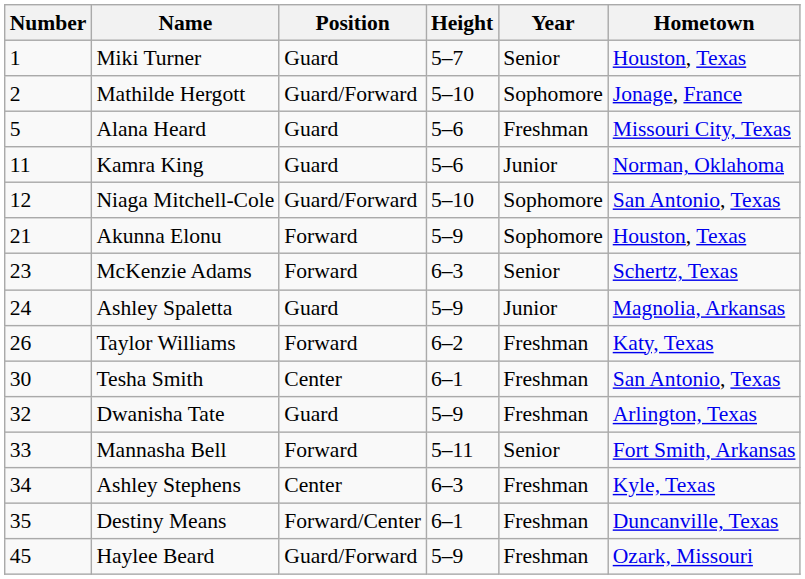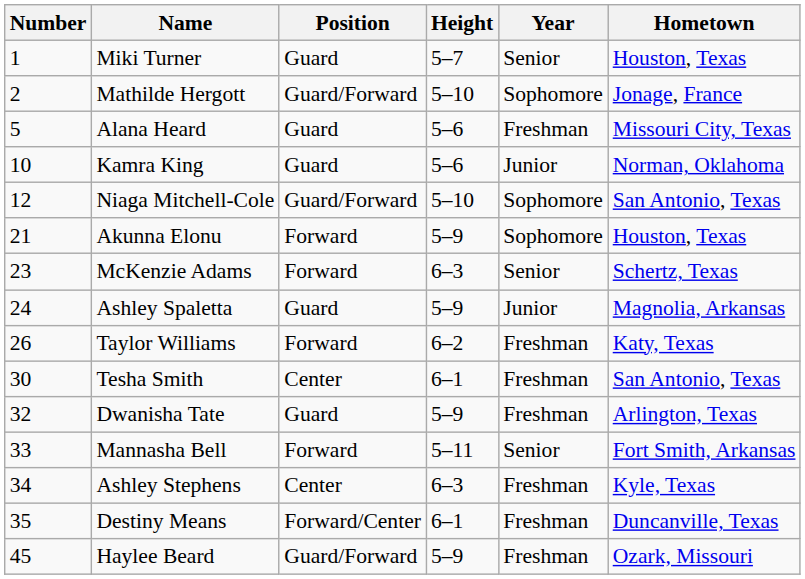(20, 164) 11 -> (21, 164) 10
